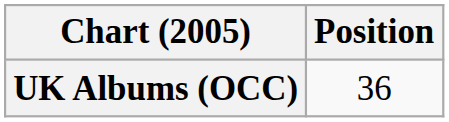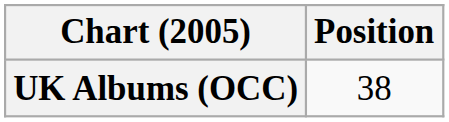(374, 87) 36 -> (374, 87) 38
